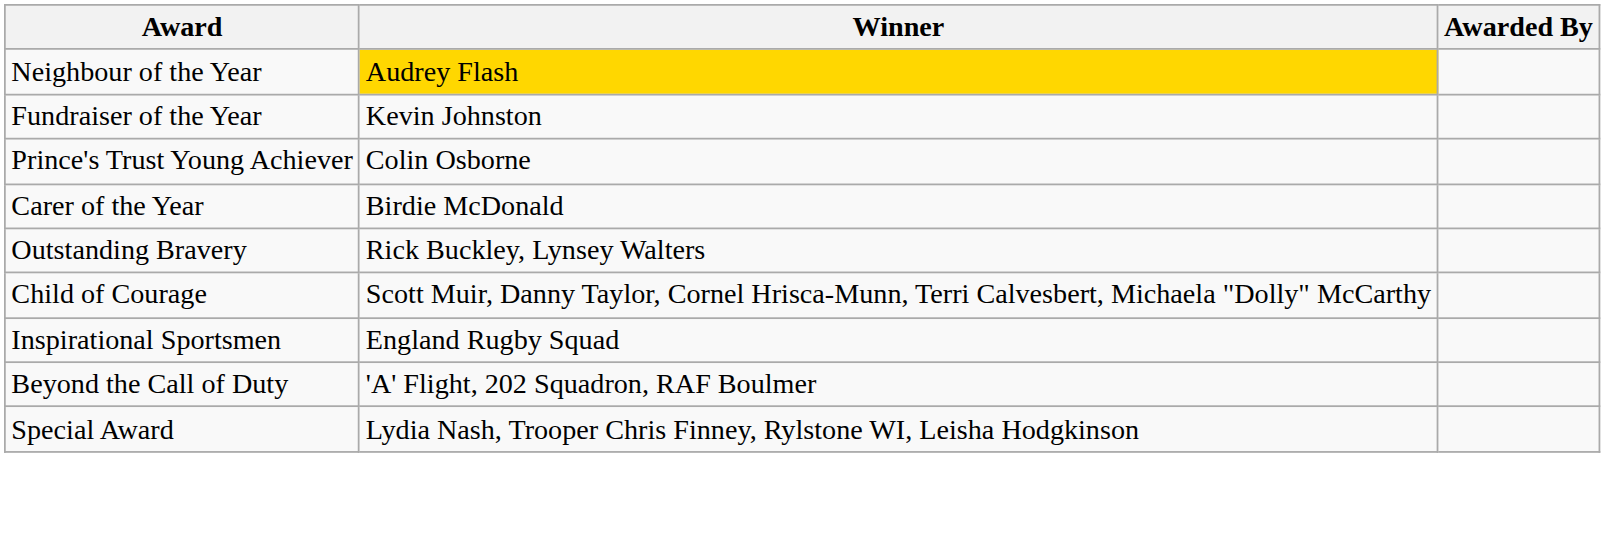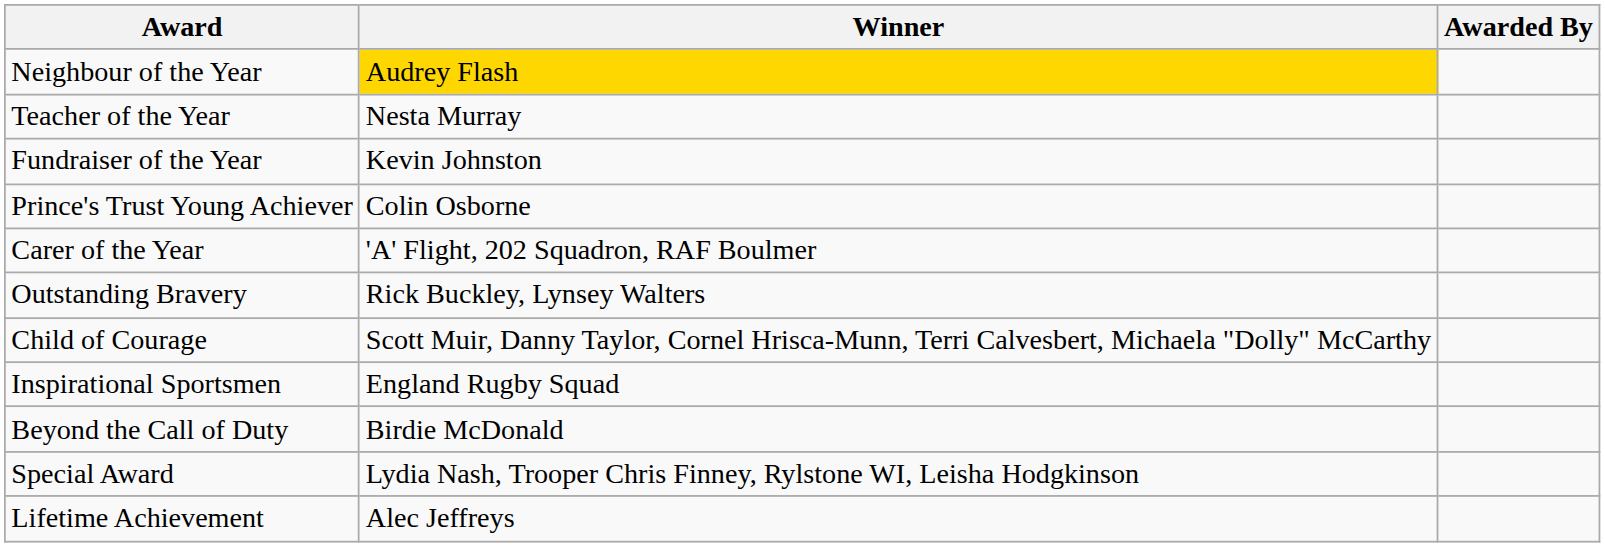+ row: (121, 116)
(465, 205) Birdie McDonald -> (591, 250) 'A' Flight, 202 Squadron, RAF Boulmer
(591, 384) 'A' Flight, 202 Squadron, RAF Boulmer -> (465, 428) Birdie McDonald
+ row: (138, 518)
